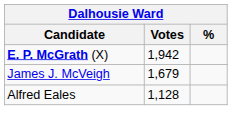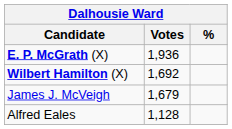(163, 54) 1,942 -> (163, 54) 1,936
+ row: (68, 74)
